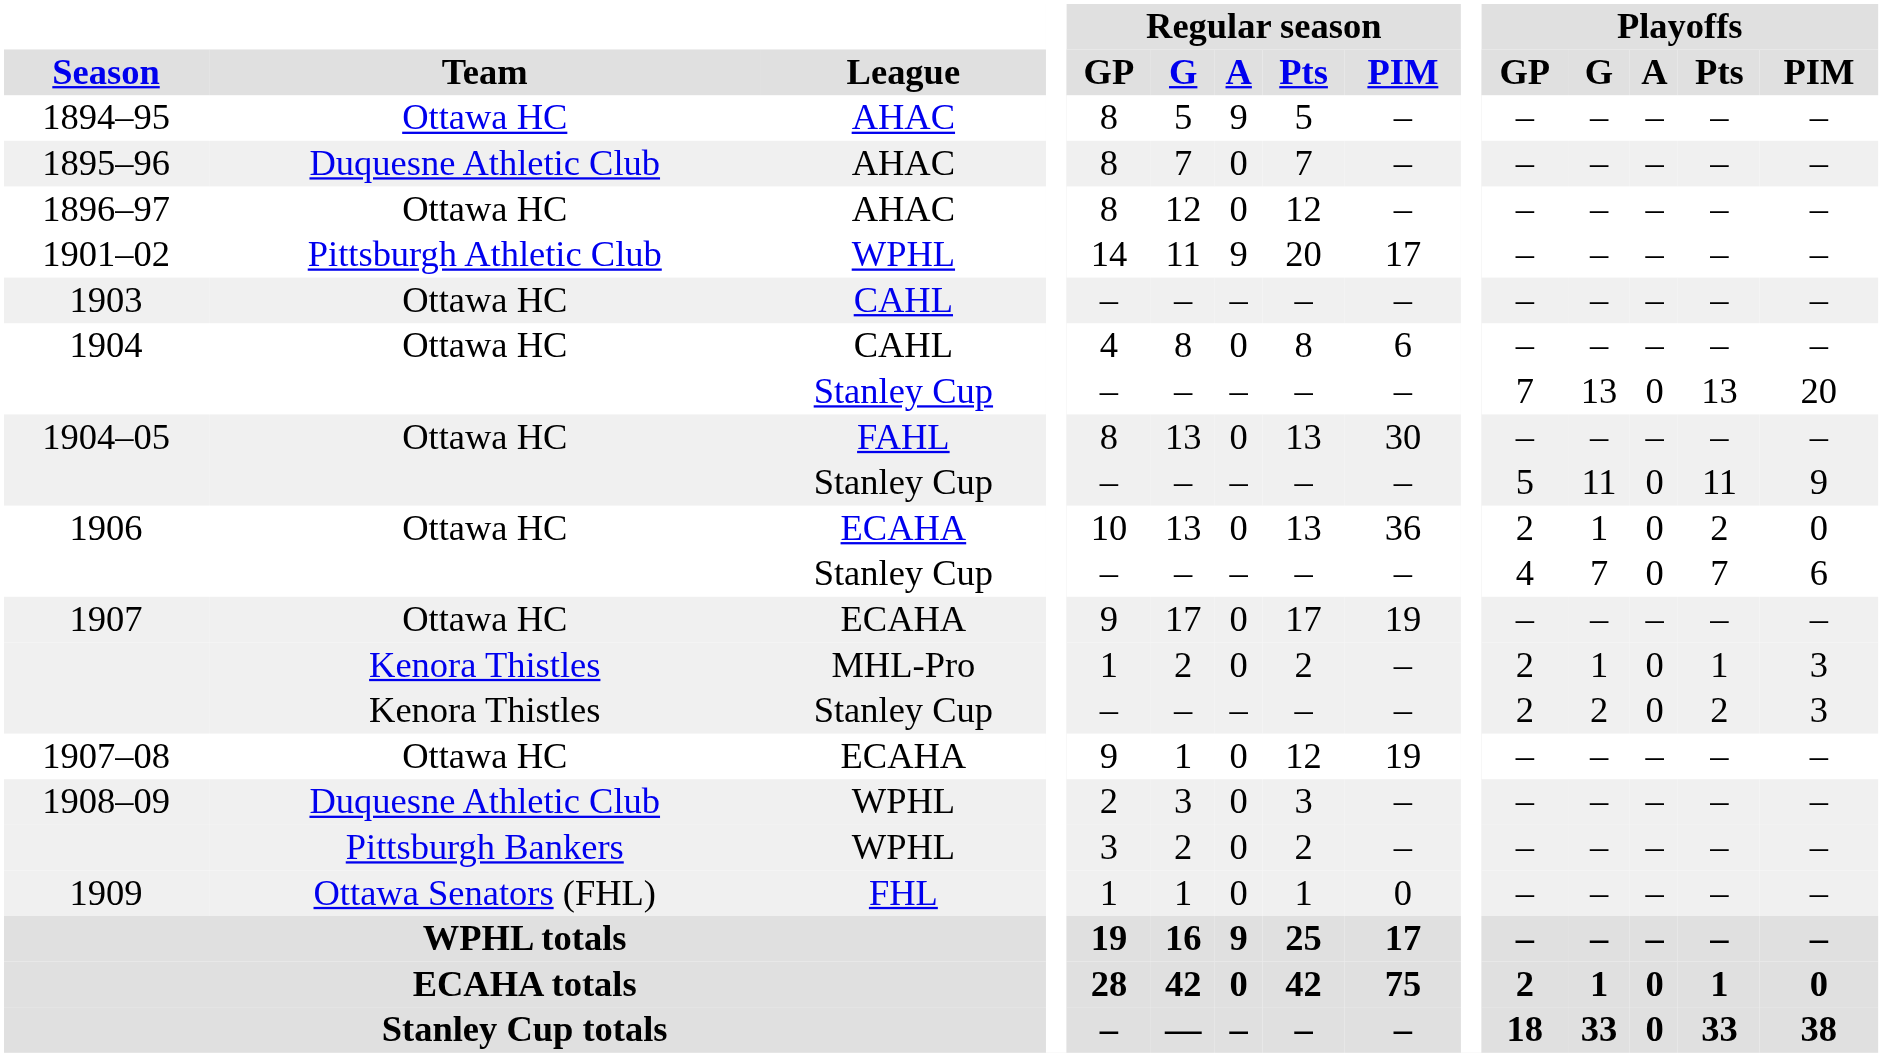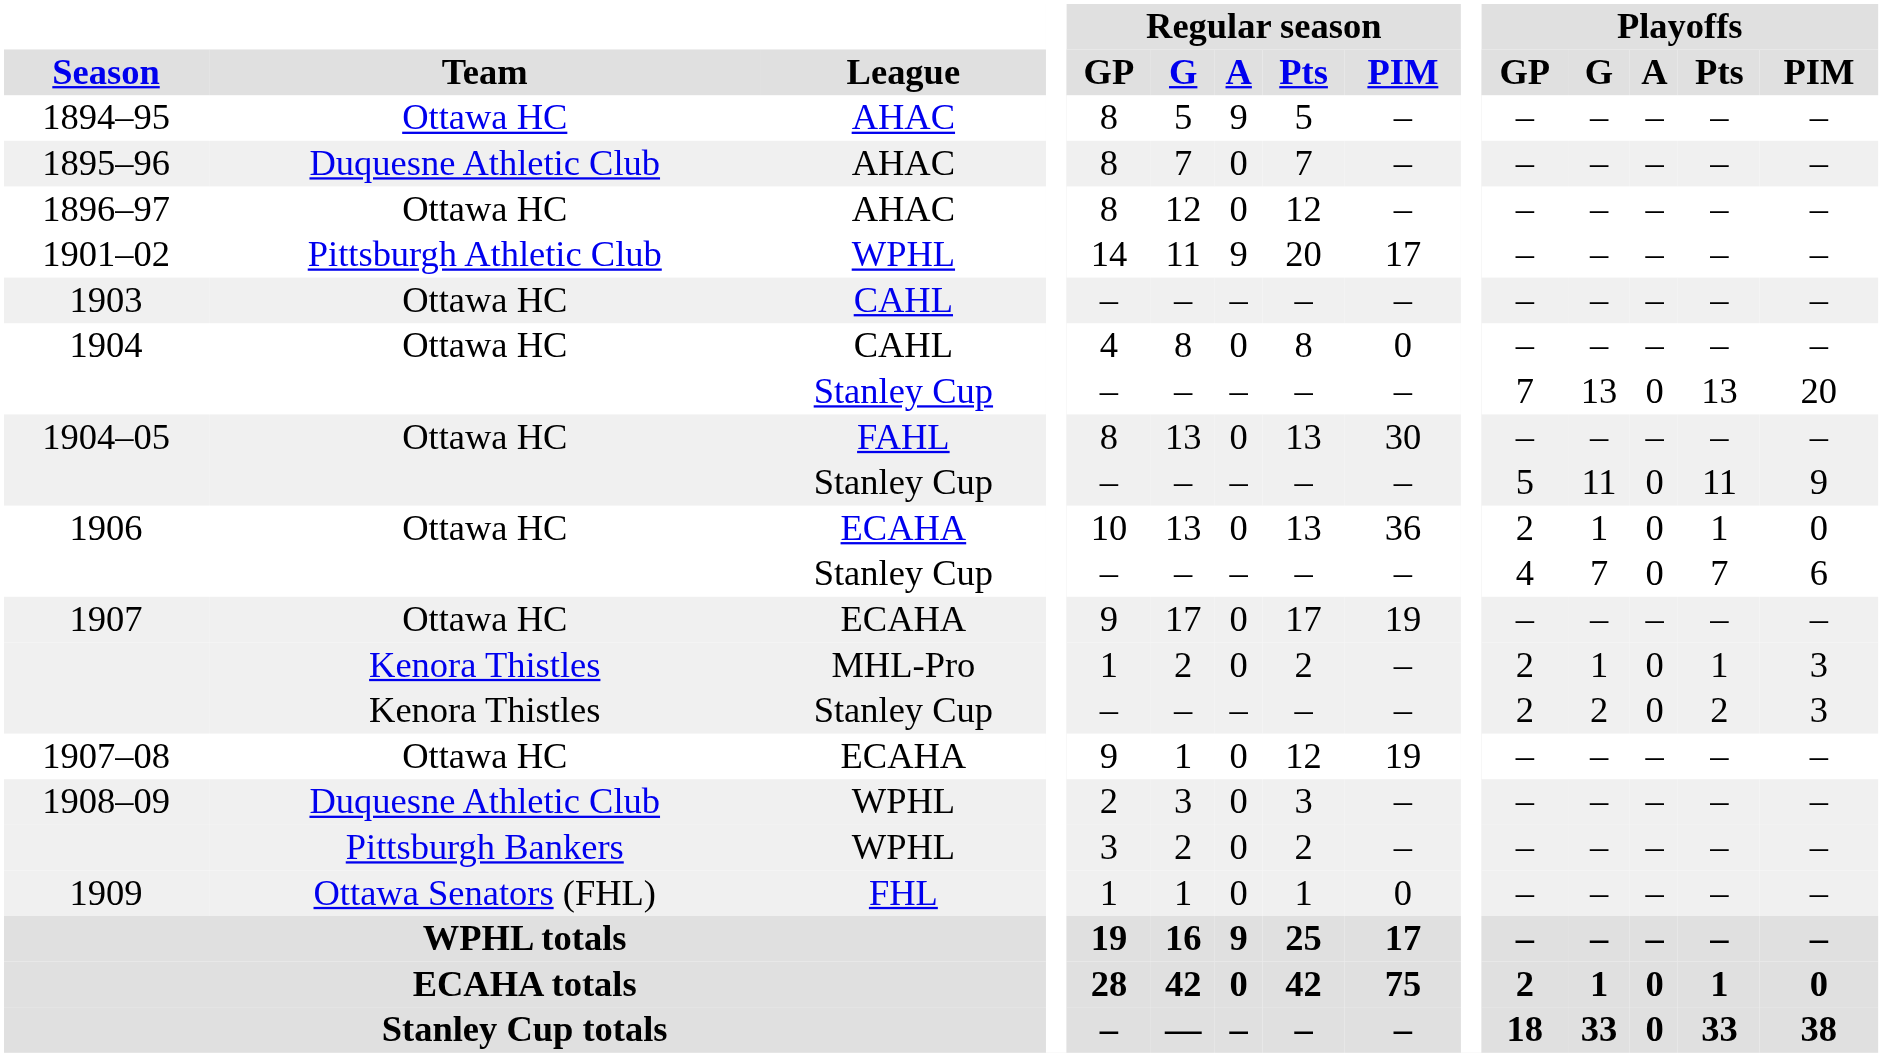(1403, 345) 6 -> (1403, 345) 0
(1719, 527) 2 -> (1719, 527) 1
